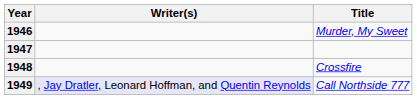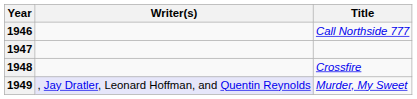(362, 31) Murder, My Sweet -> (363, 31) Call Northside 777
(363, 85) Call Northside 777 -> (362, 85) Murder, My Sweet
